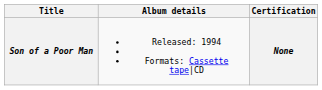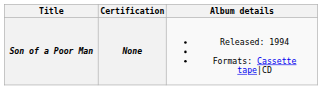columns swapped: (174, 11) <-> (284, 11)
